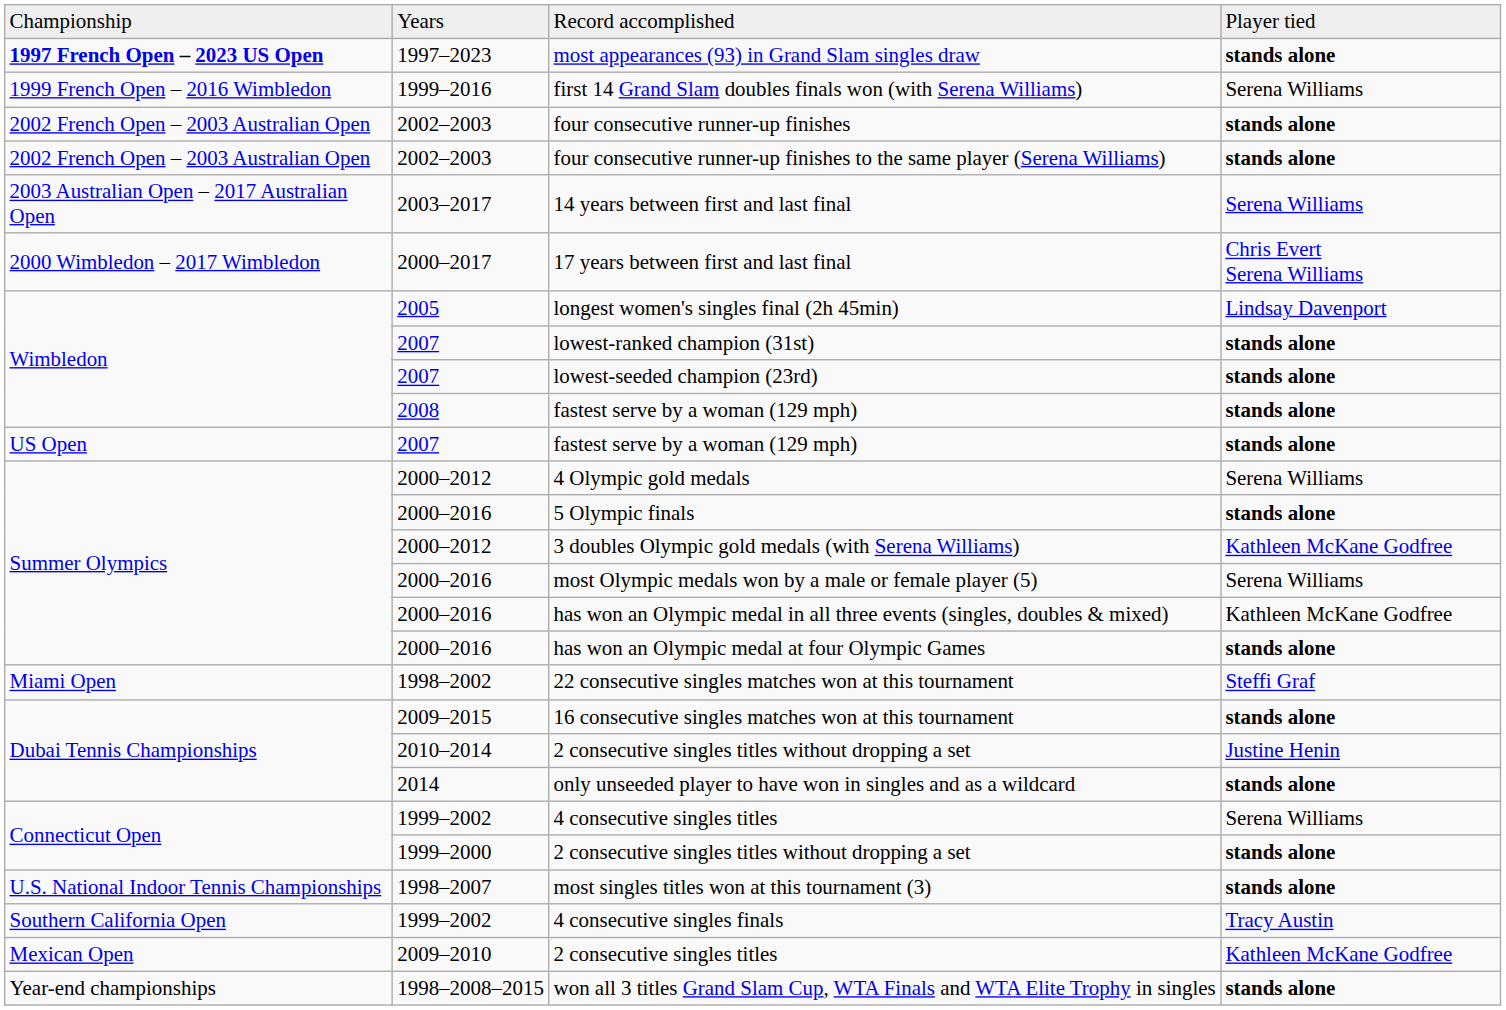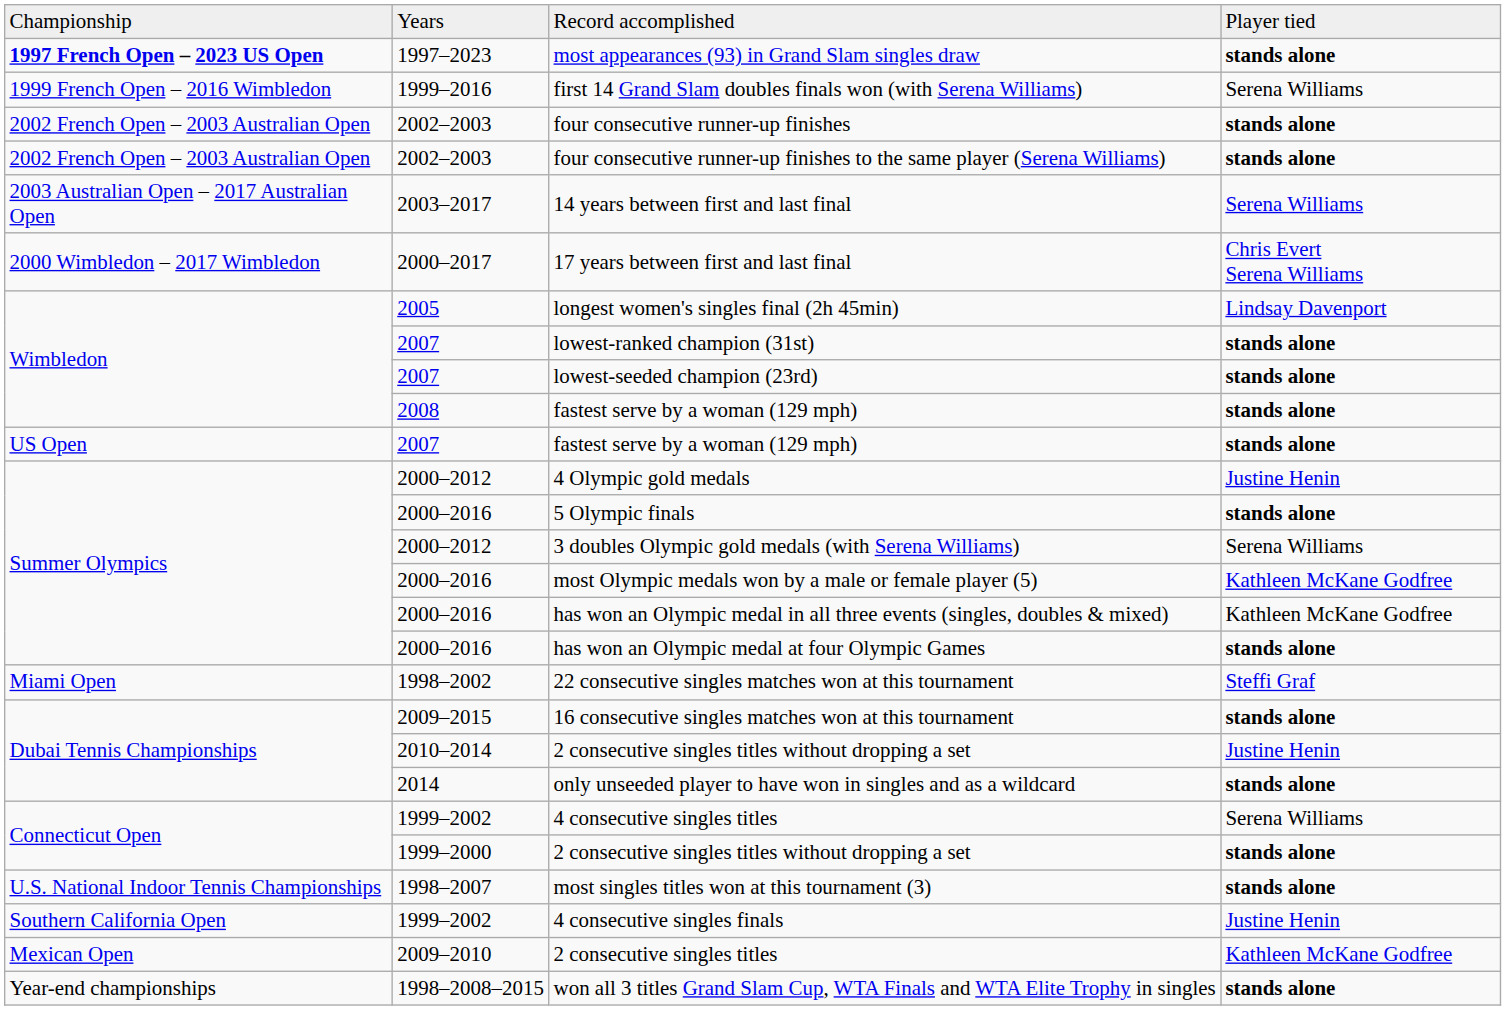(1294, 477) Serena Williams -> (1283, 477) Justine Henin
(1339, 545) Kathleen McKane Godfree -> (1294, 545) Serena Williams
(1294, 579) Serena Williams -> (1339, 579) Kathleen McKane Godfree
(1279, 919) Tracy Austin -> (1283, 919) Justine Henin
